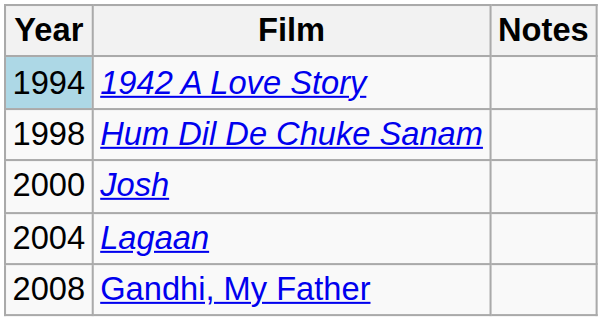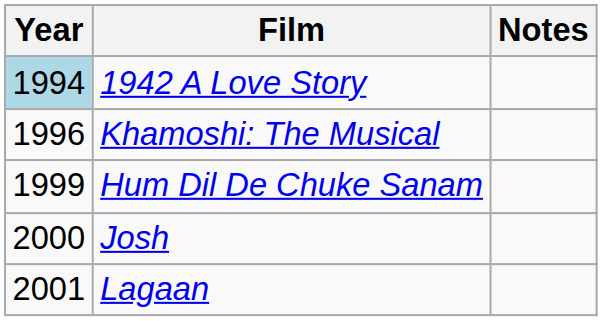+ row: (270, 133)
(49, 133) 1998 -> (49, 185) 1999
(49, 237) 2004 -> (49, 289) 2001
- row: (235, 289)
